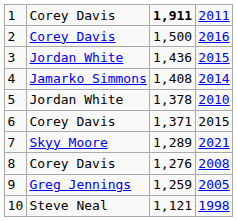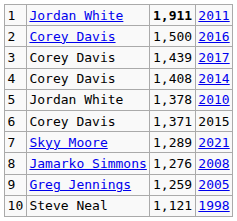(72, 15) Corey Davis -> (76, 15) Jordan White
(76, 57) Jordan White -> (72, 57) Corey Davis
(173, 57) 1,436 -> (173, 57) 1,439
(214, 57) 2015 -> (214, 57) 2017
(88, 79) Jamarko Simmons -> (72, 79) Corey Davis
(72, 163) Corey Davis -> (88, 163) Jamarko Simmons
